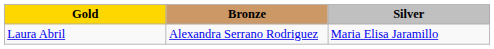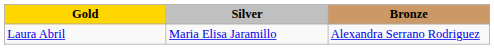columns swapped: (409, 14) <-> (247, 14)
